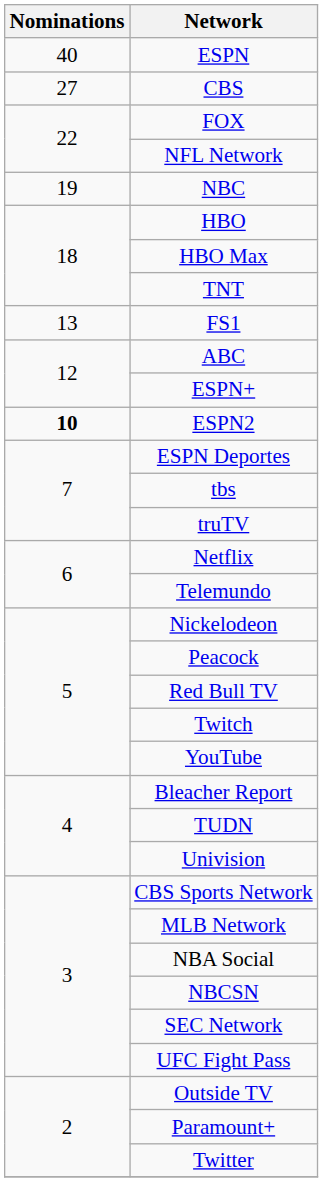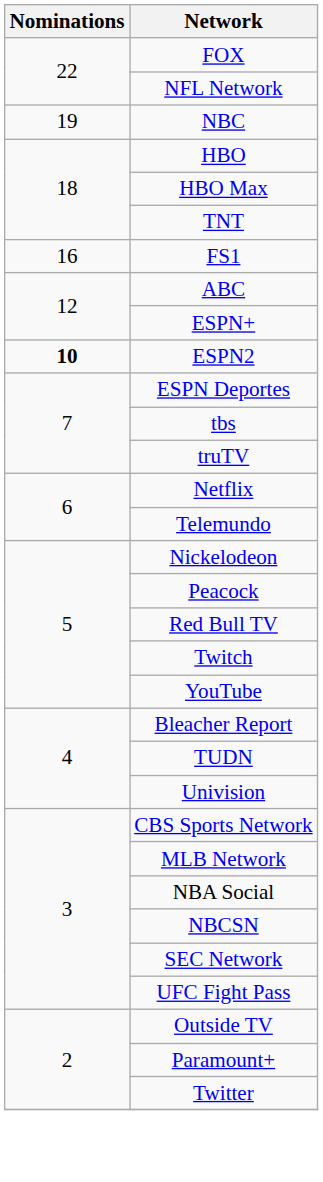- row: (223, 54)
- row: (223, 88)
(67, 322) 13 -> (67, 255) 16
